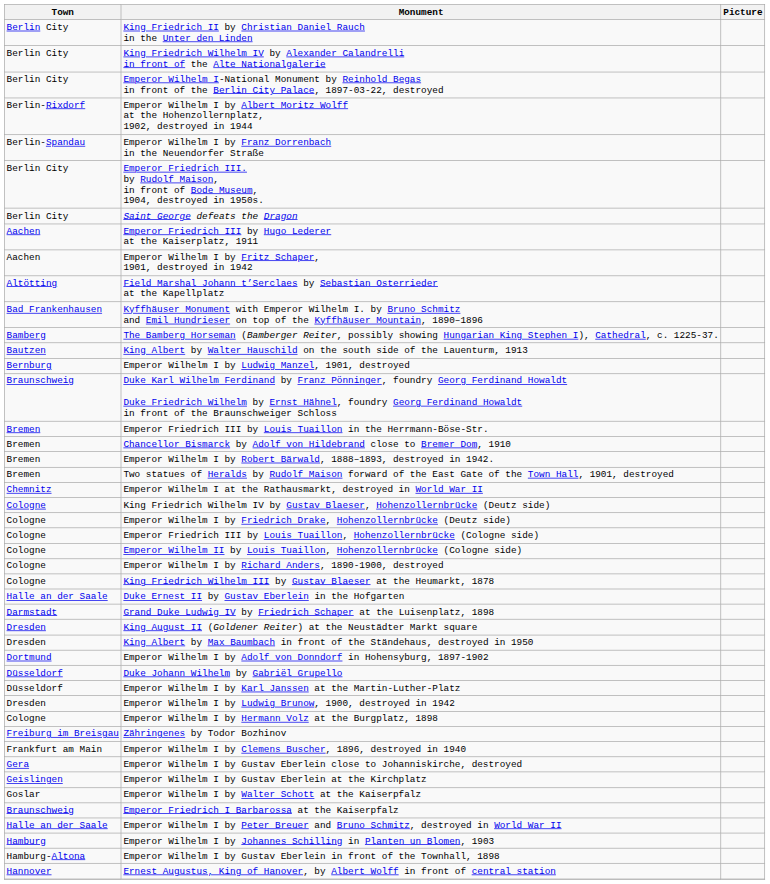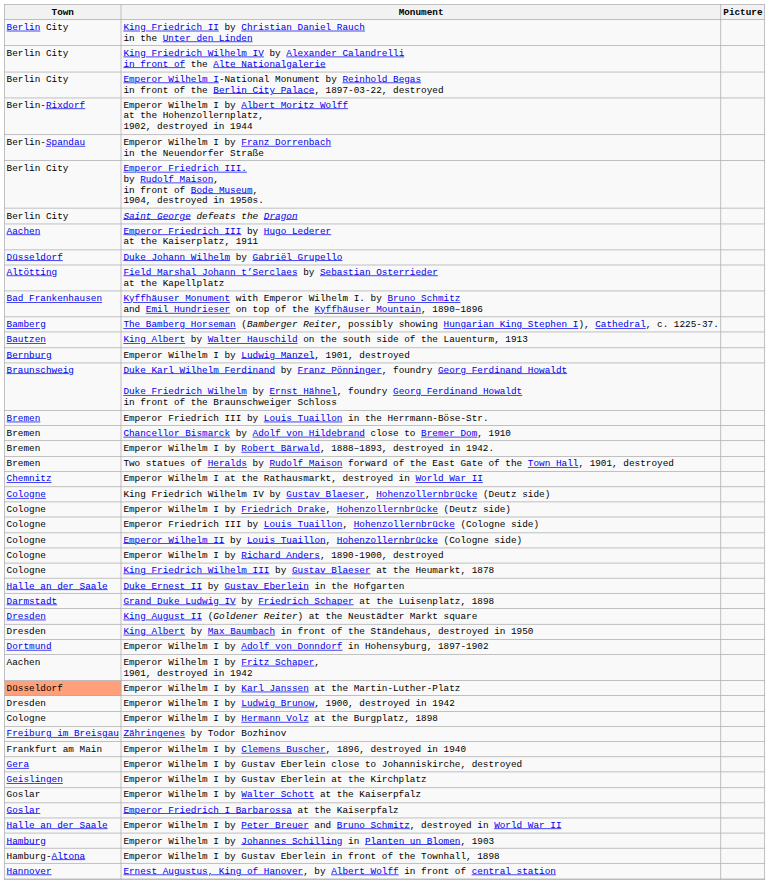rows swapped: (222, 263) <-> (233, 673)
(35, 688) no background -> (35, 688) lightsalmon background
(40, 810) Braunschweig -> (23, 810) Goslar
